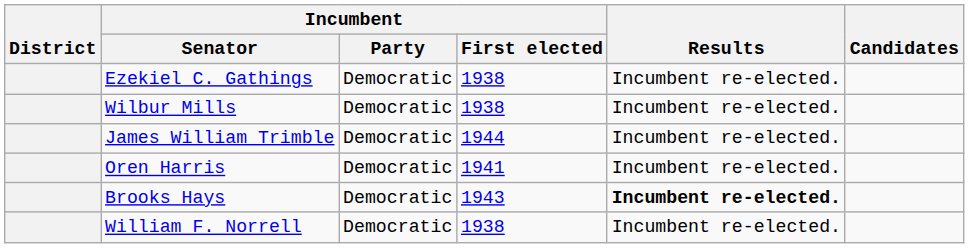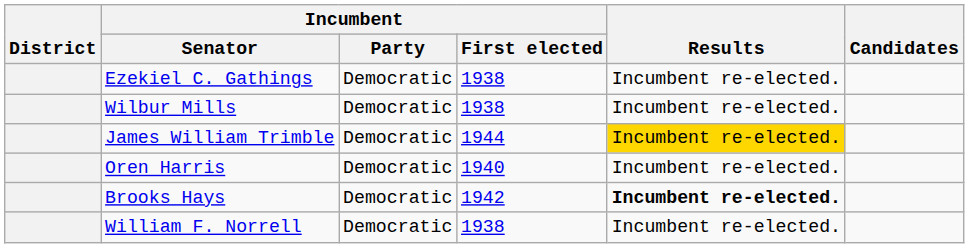(726, 138) no background -> (726, 138) gold background
(483, 168) 1941 -> (483, 168) 1940
(483, 198) 1943 -> (483, 198) 1942
